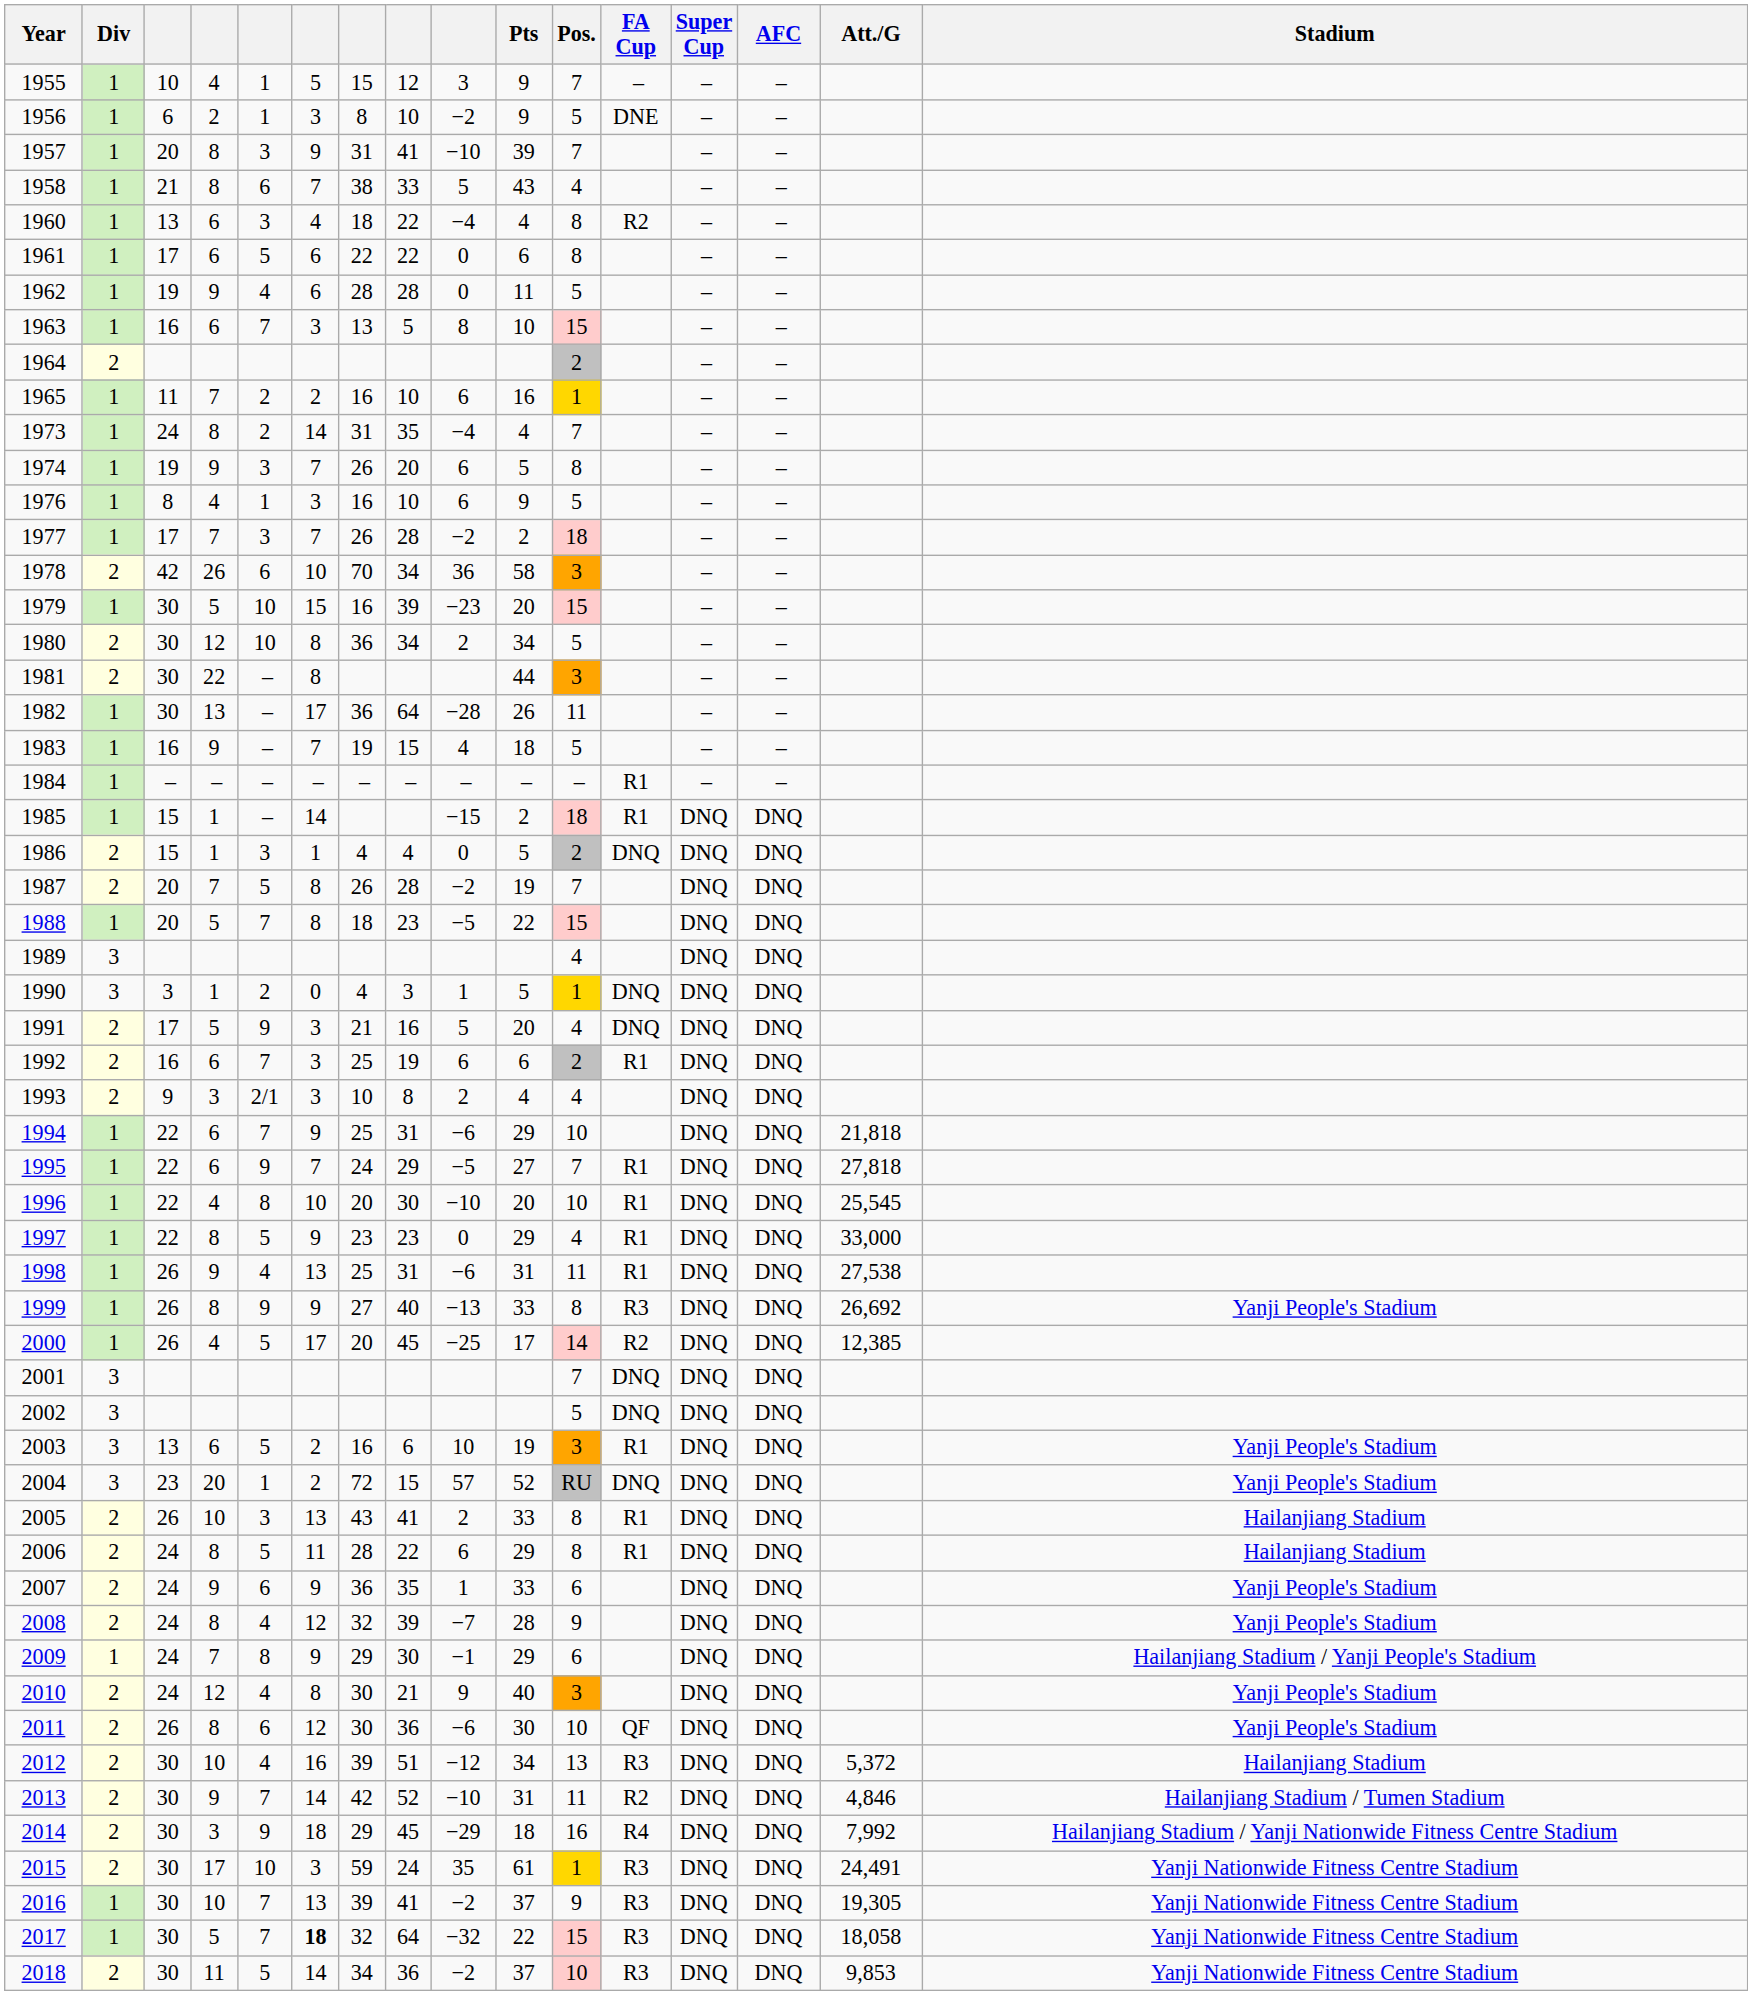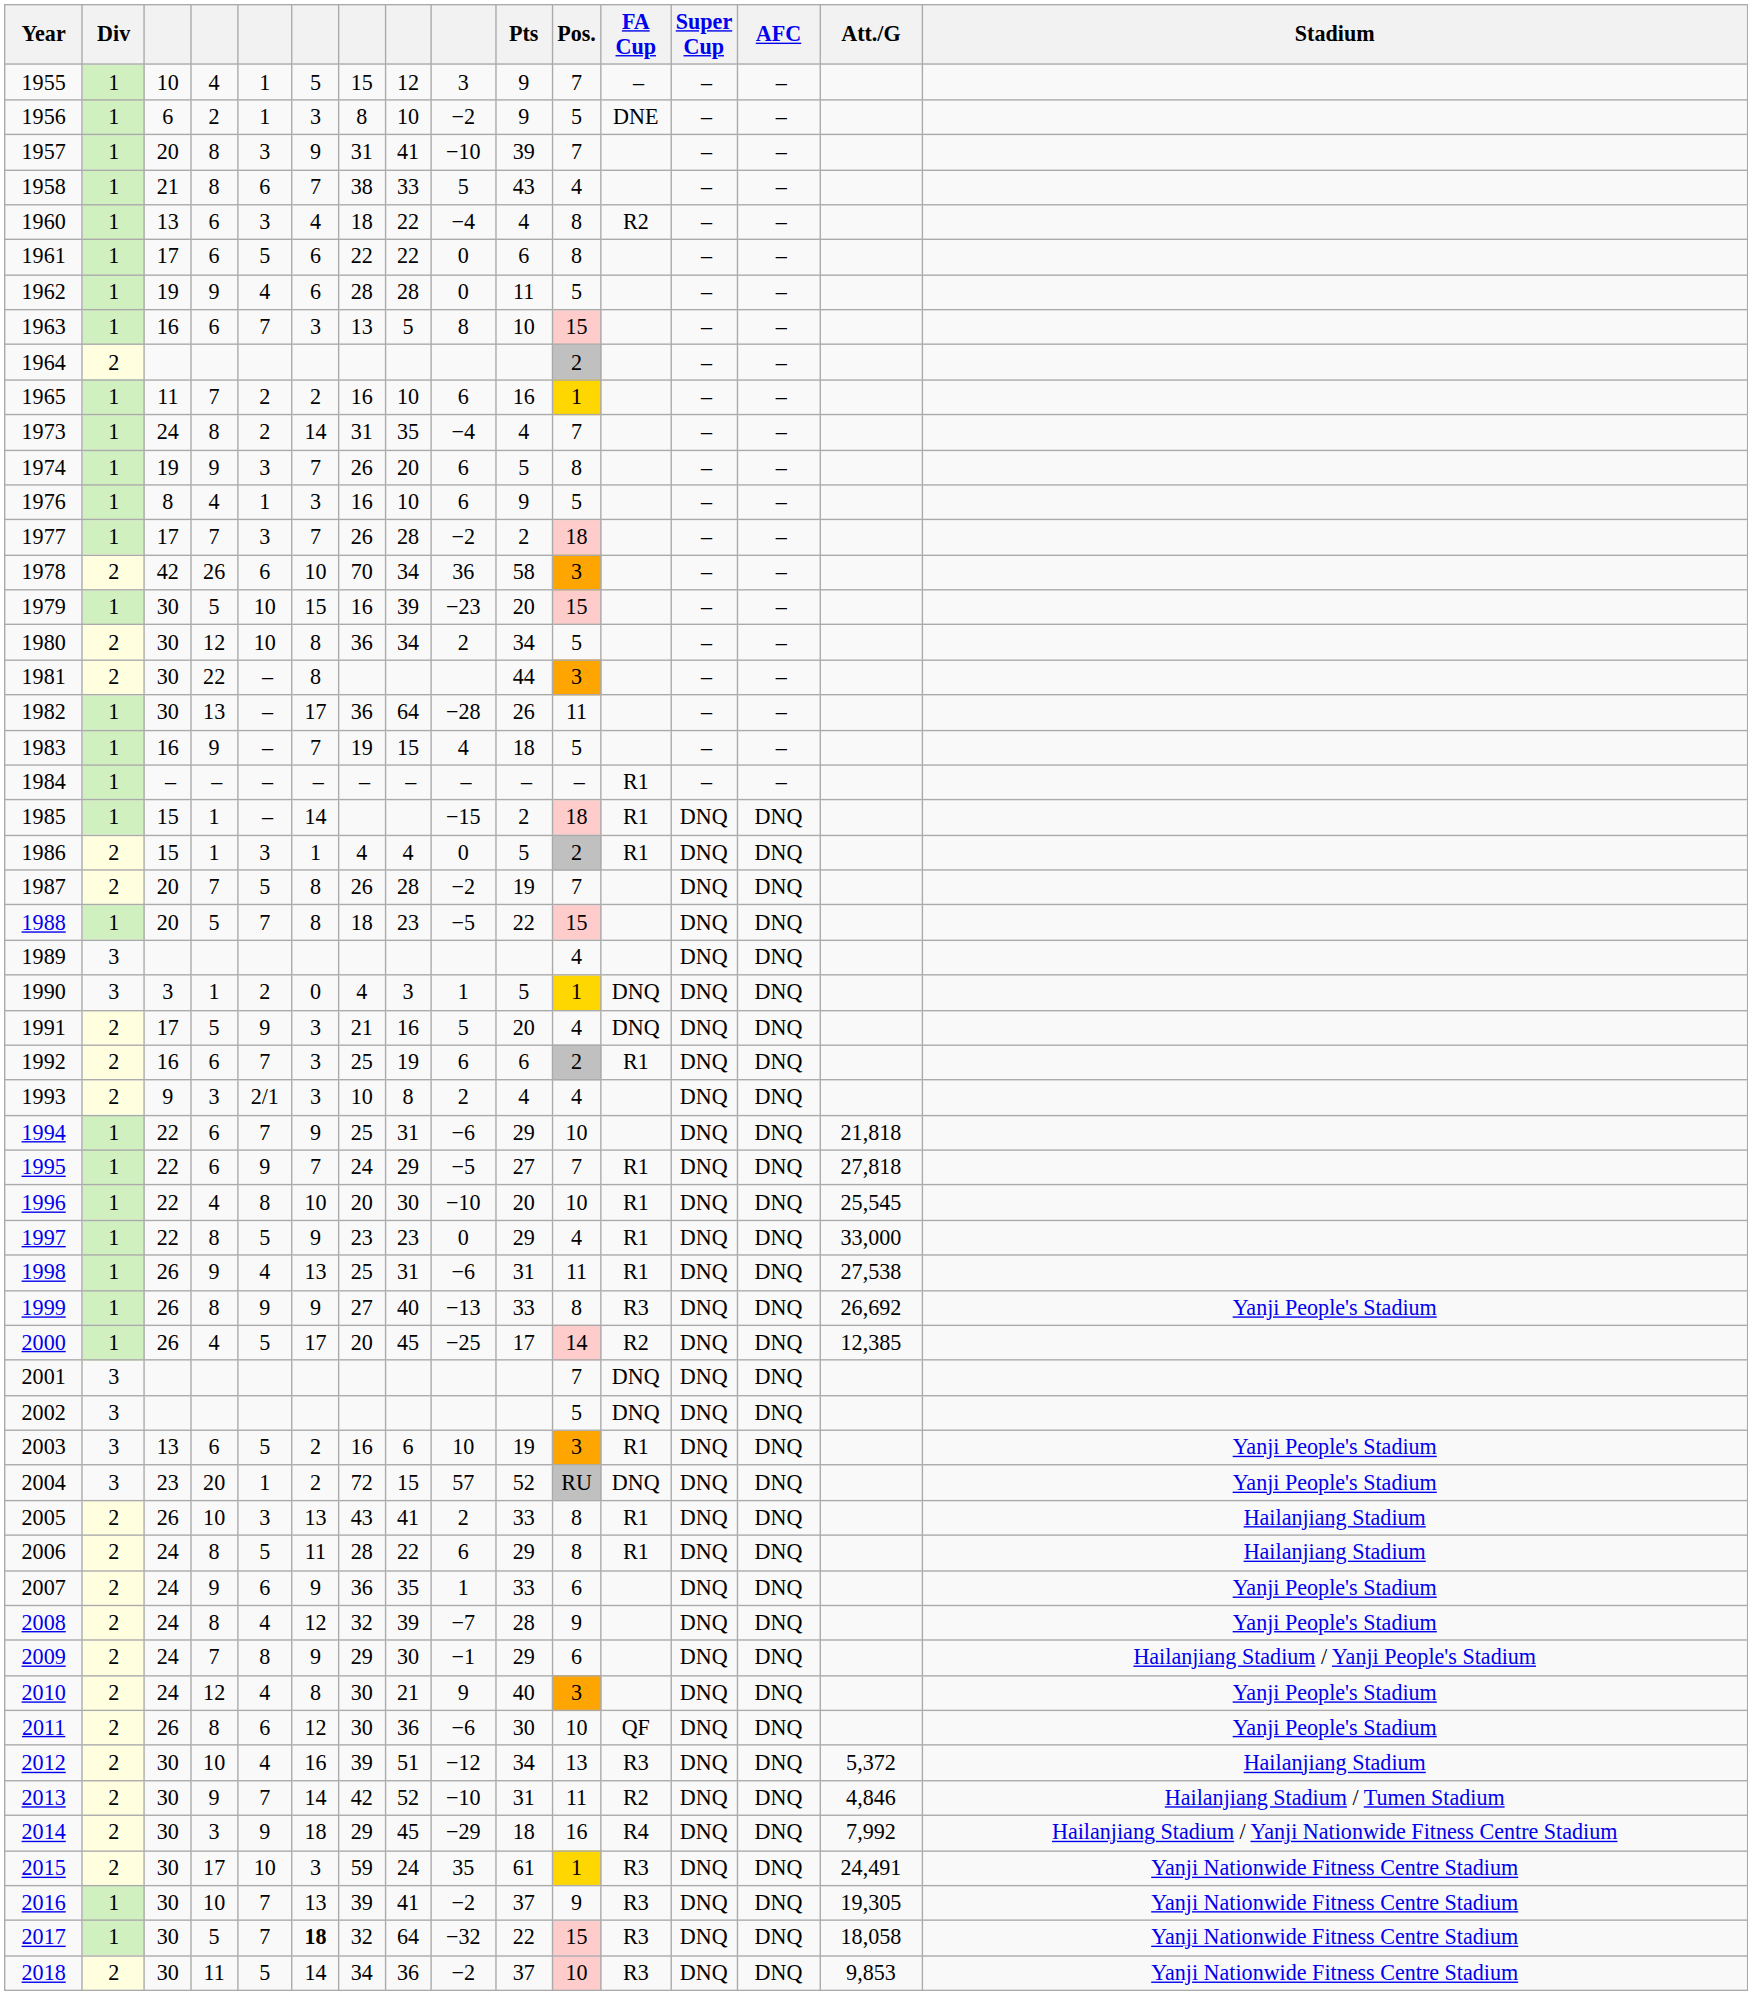(636, 852) DNQ -> (636, 852) R1
(114, 1657) 1 -> (114, 1657) 2
